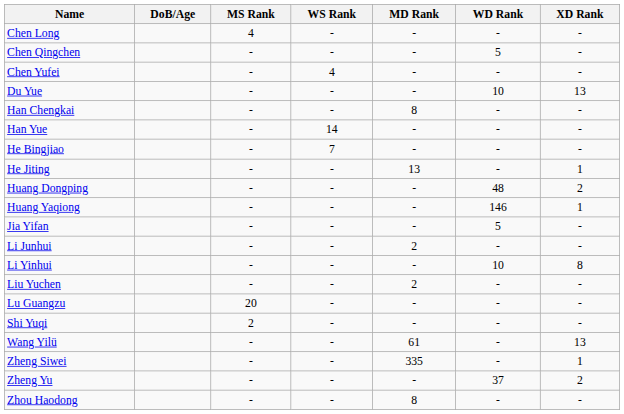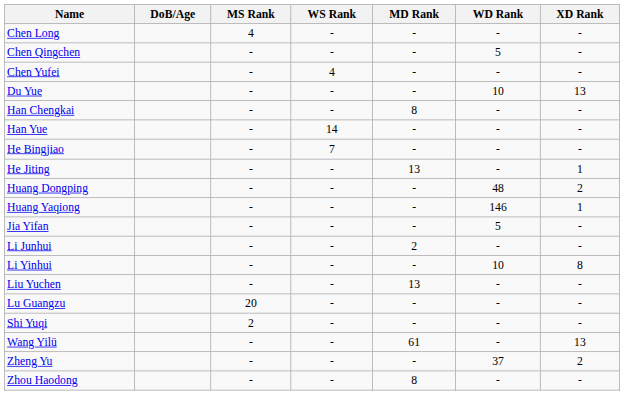(414, 284) 2 -> (414, 284) 13
- row: (37, 361)
